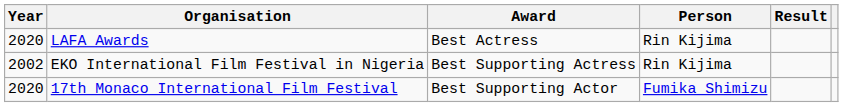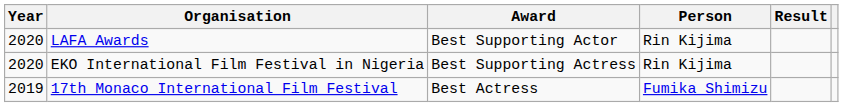(485, 41) Best Actress -> (525, 41) Best Supporting Actor
(26, 65) 2002 -> (26, 65) 2020
(26, 89) 2020 -> (26, 89) 2019
(525, 89) Best Supporting Actor -> (485, 89) Best Actress
